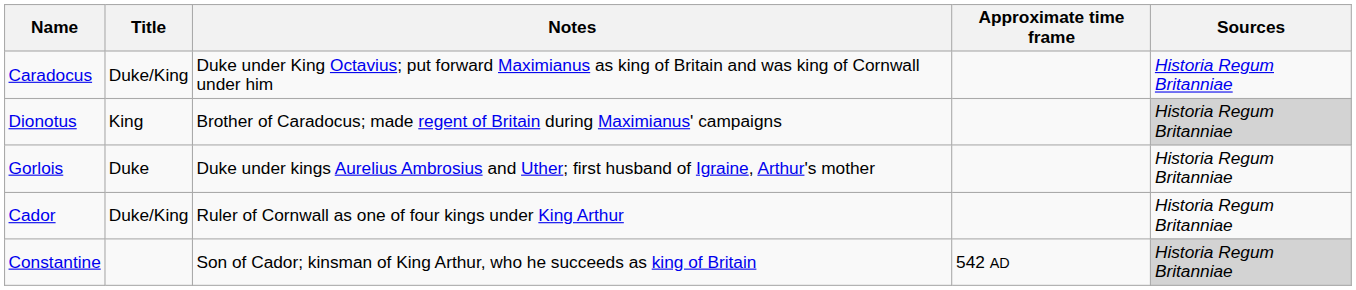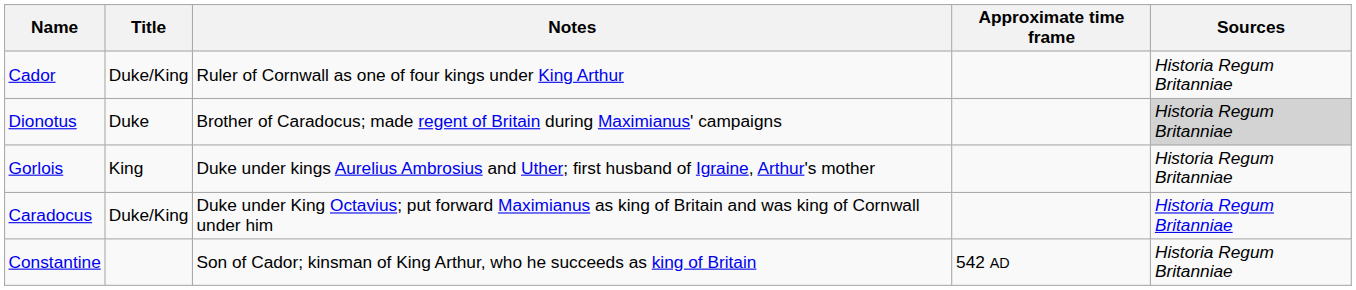rows swapped: (50, 74) <-> (32, 215)
(126, 121) King -> (129, 121) Duke
(129, 168) Duke -> (126, 168) King
(1214, 262) lightgrey background -> (1214, 262) no background
